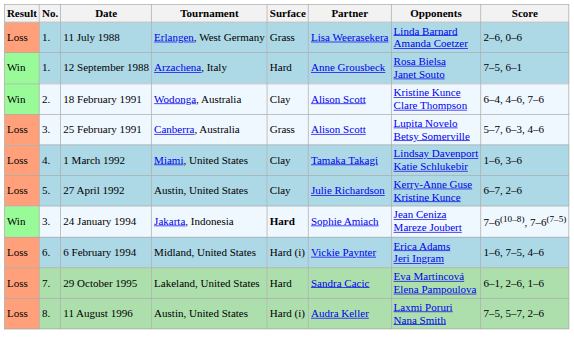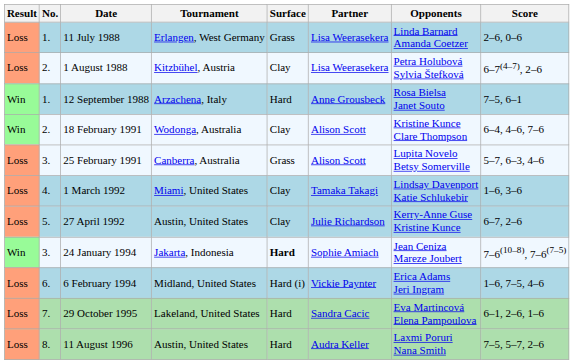+ row: (95, 67)
(287, 313) Hard (i) -> (281, 343) Hard
